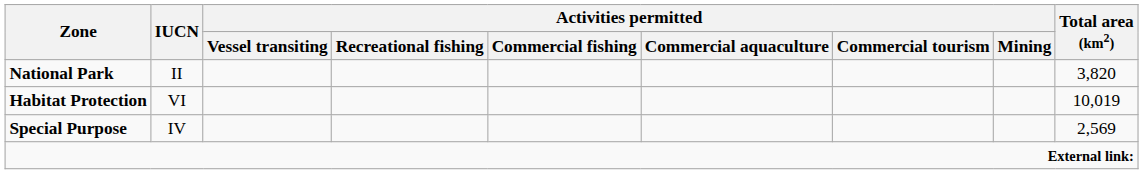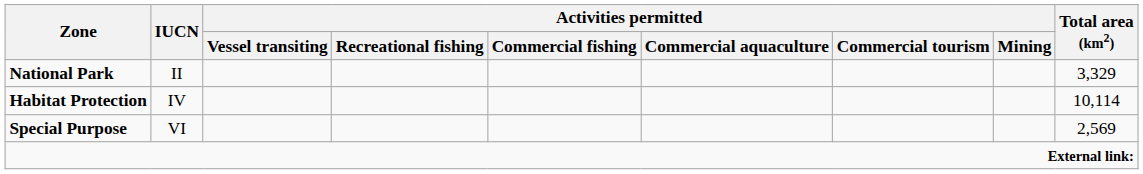(1096, 73) 3,820 -> (1096, 73) 3,329
(177, 100) VI -> (177, 100) IV
(1096, 100) 10,019 -> (1096, 100) 10,114
(177, 127) IV -> (177, 127) VI
